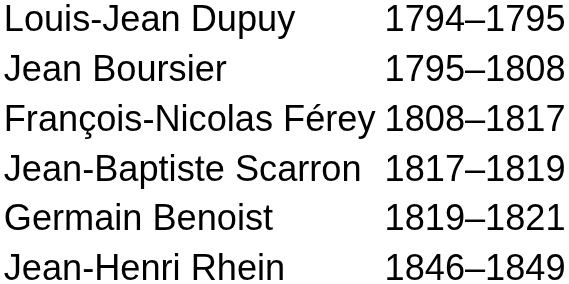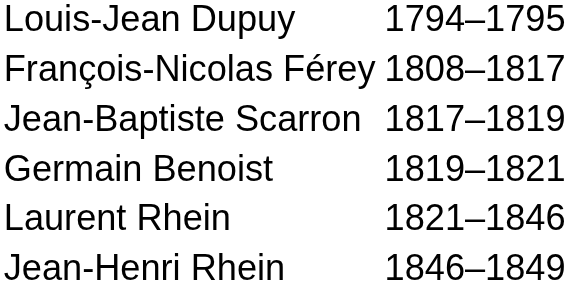- row: (115, 69)
+ row: (117, 218)
